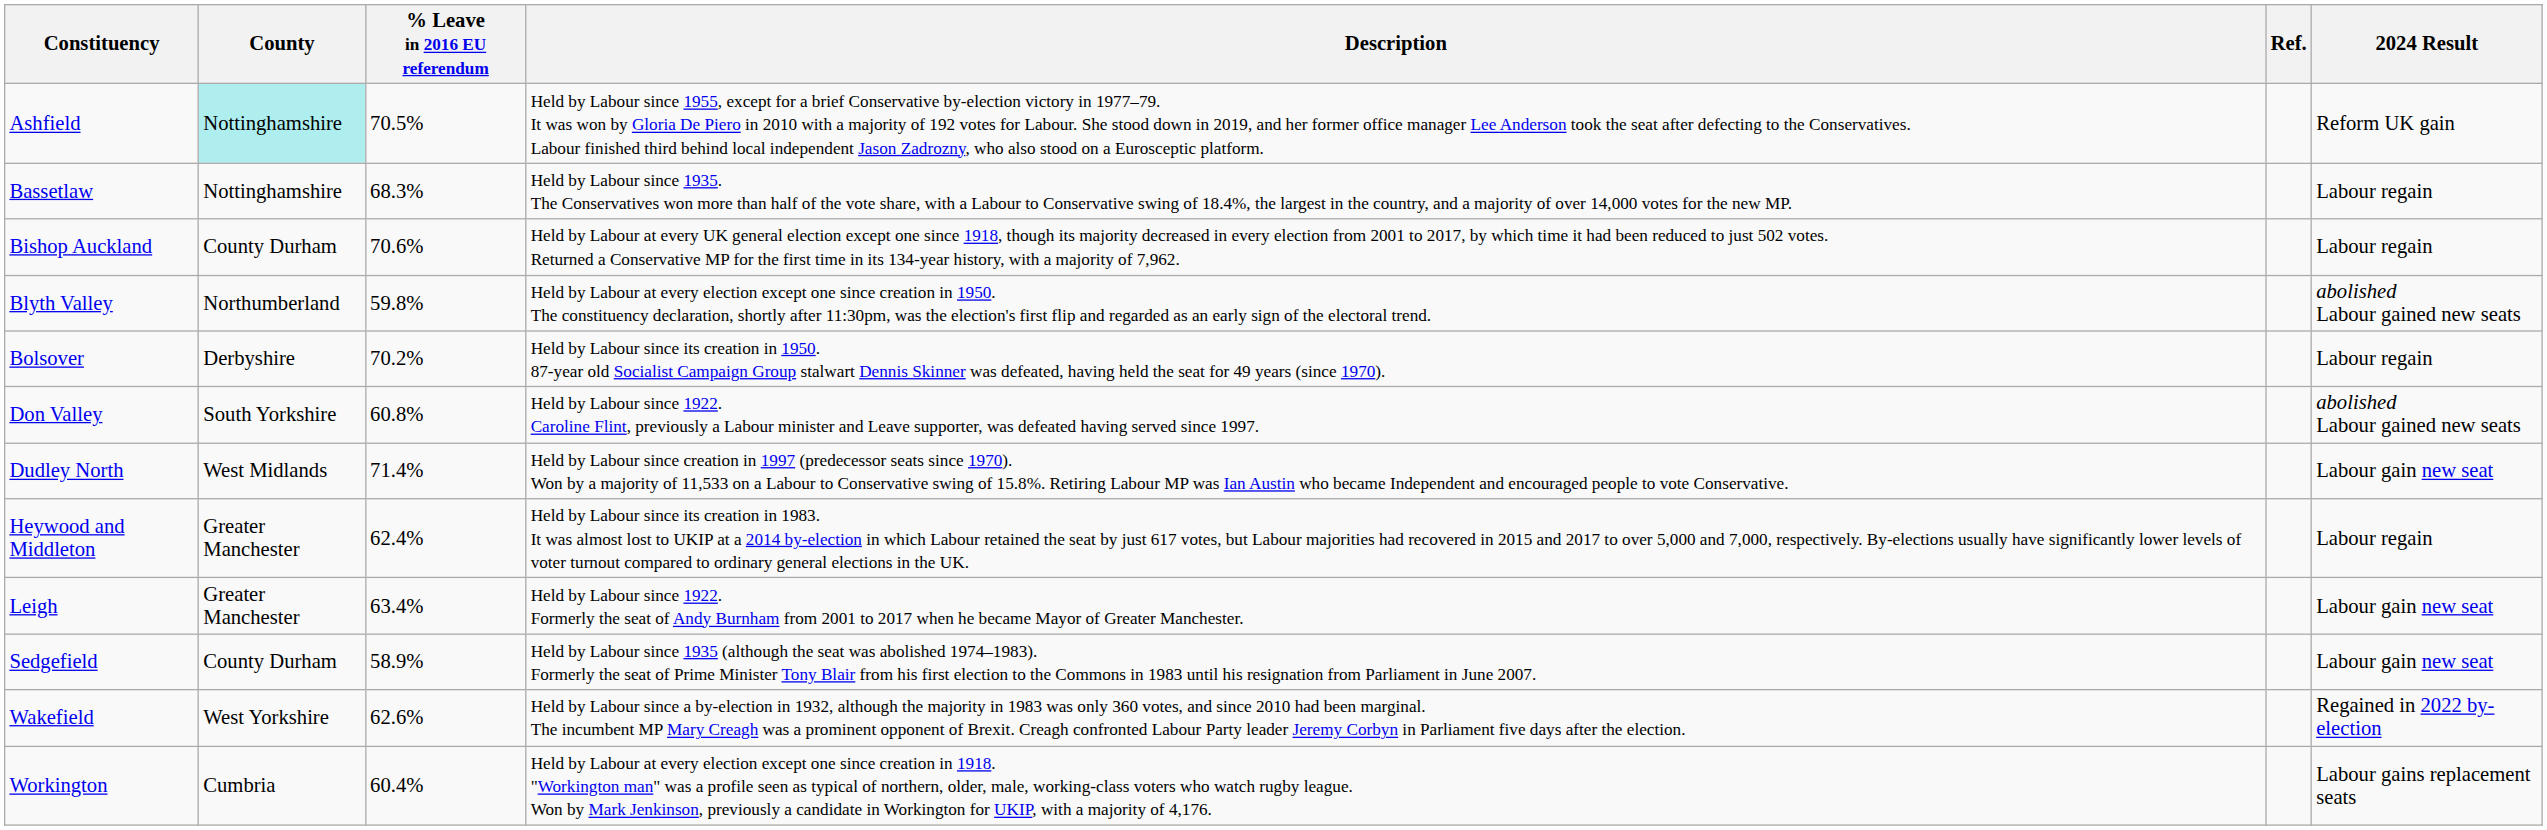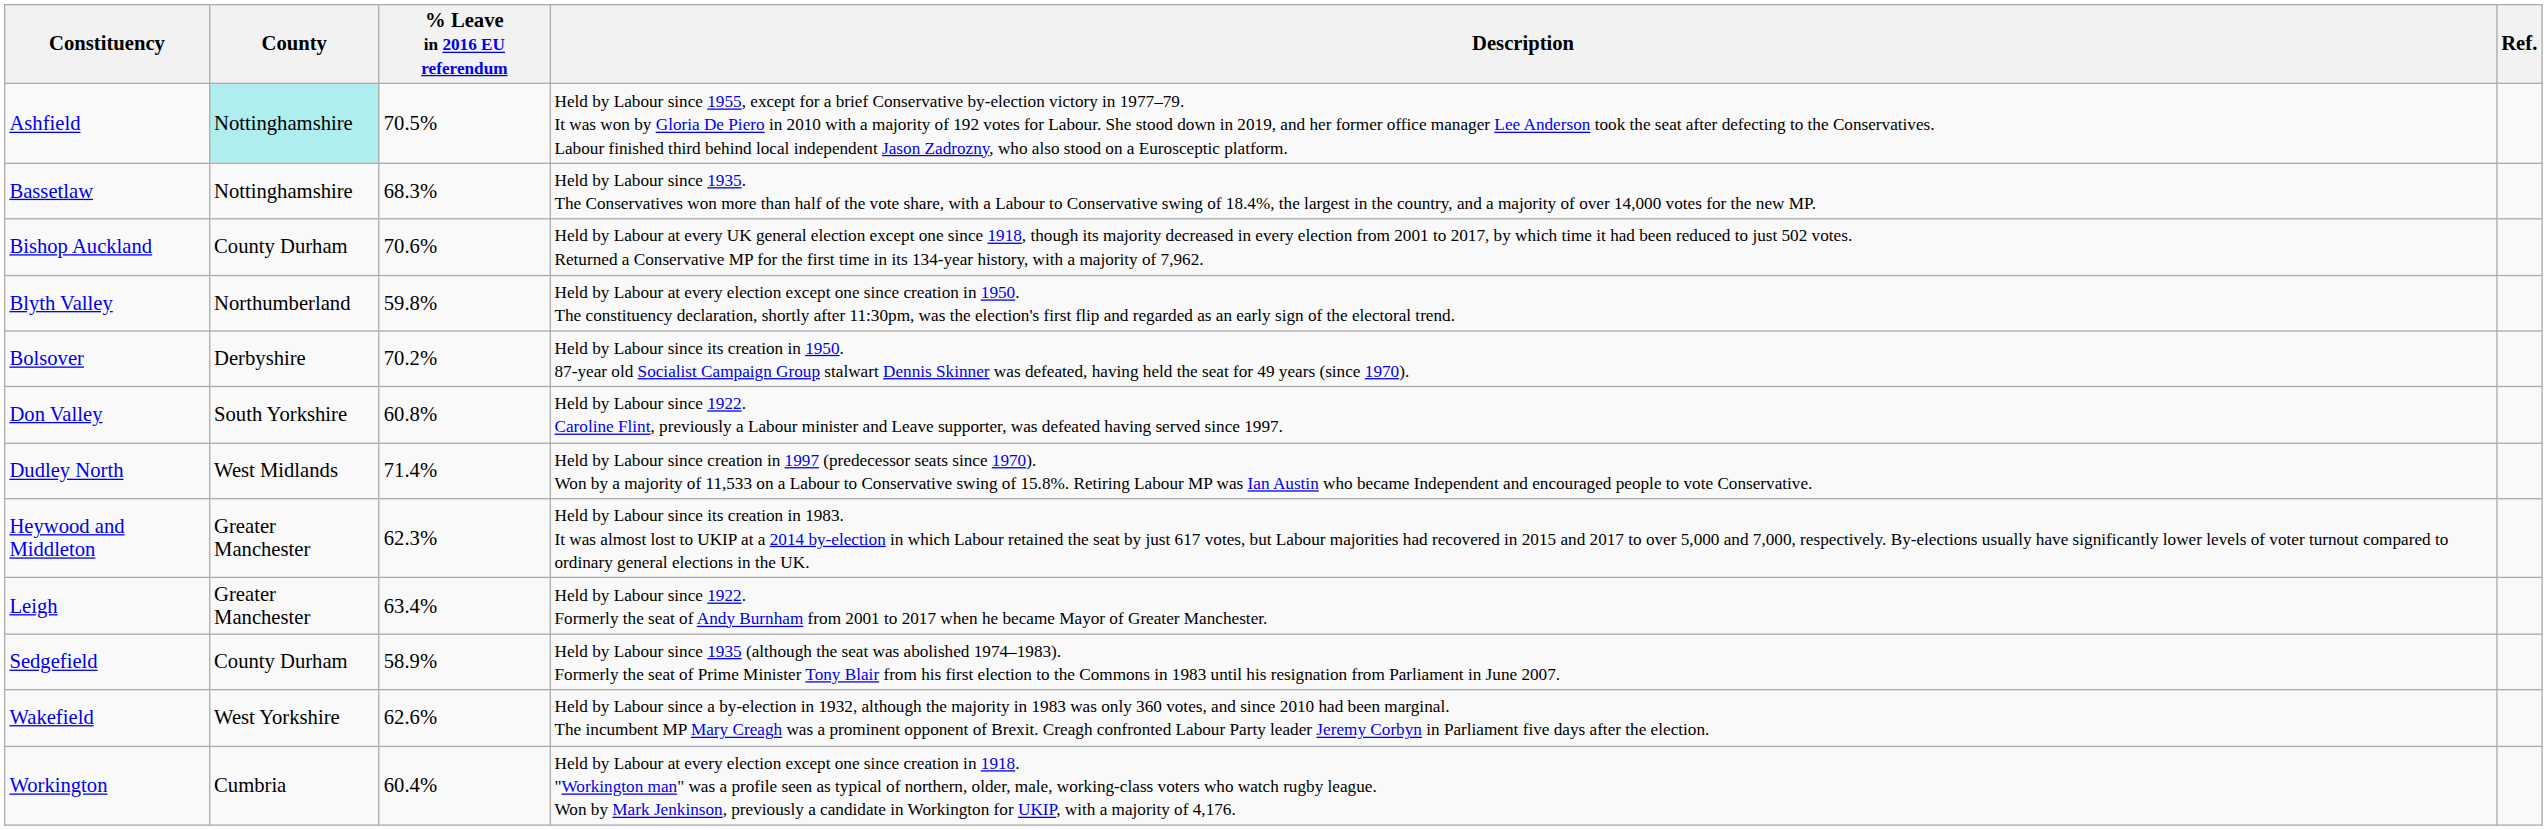- column: (2427, 44)
(397, 538) 62.4% -> (410, 538) 62.3%
